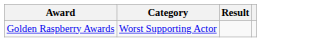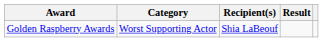+ column: (250, 12)
